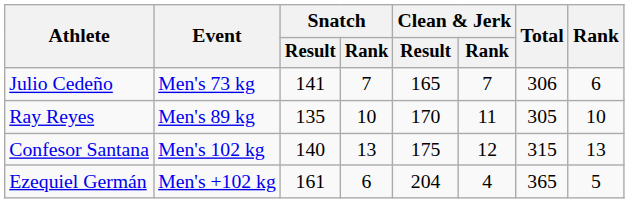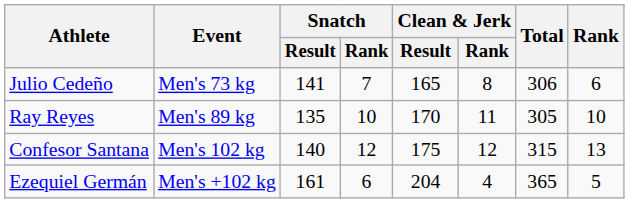(487, 84) 7 -> (487, 84) 8
(367, 149) 13 -> (367, 149) 12
